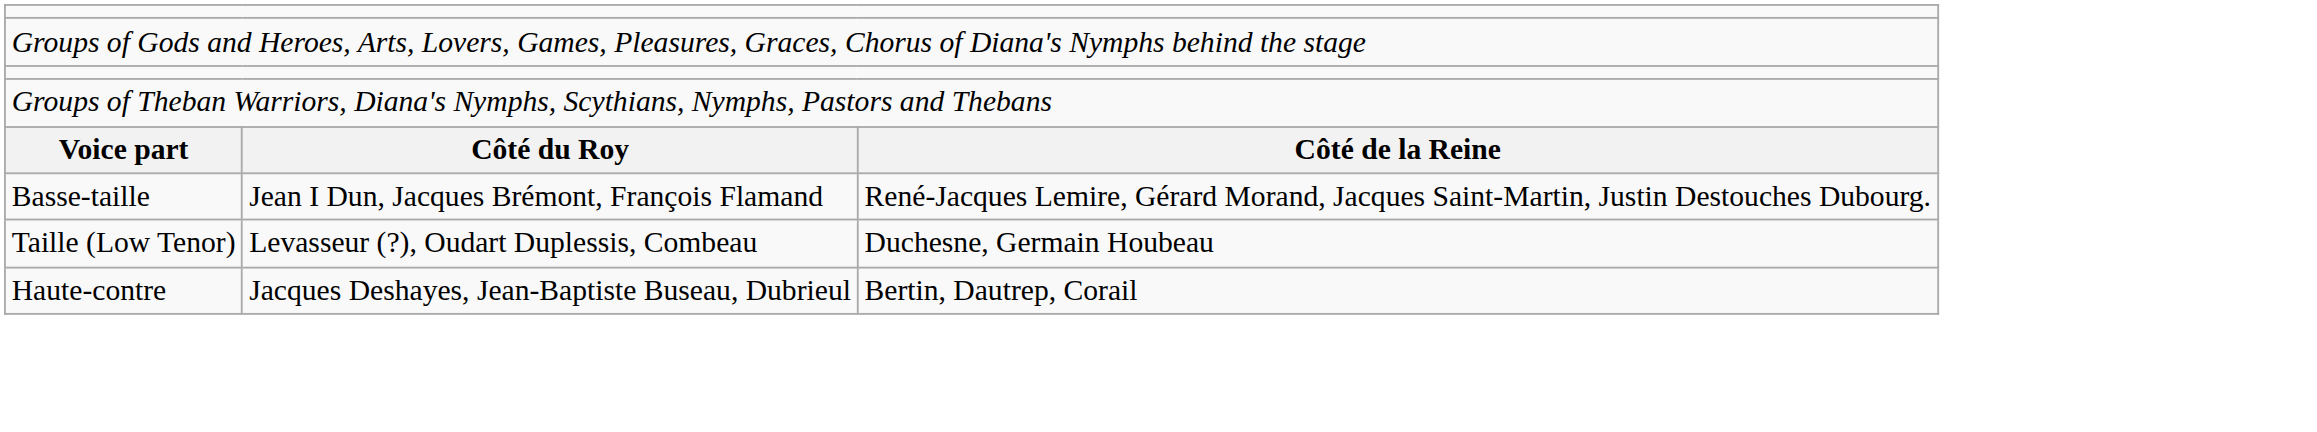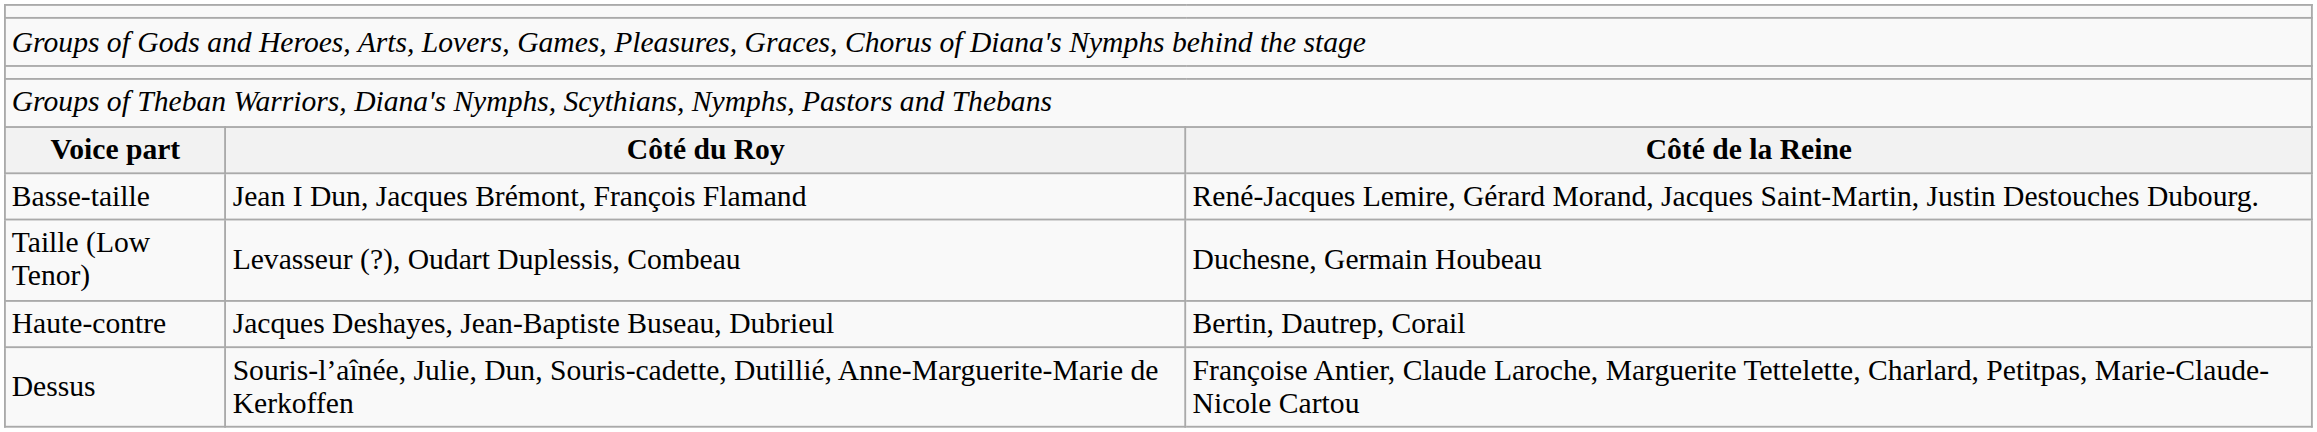+ row: (54, 386)
